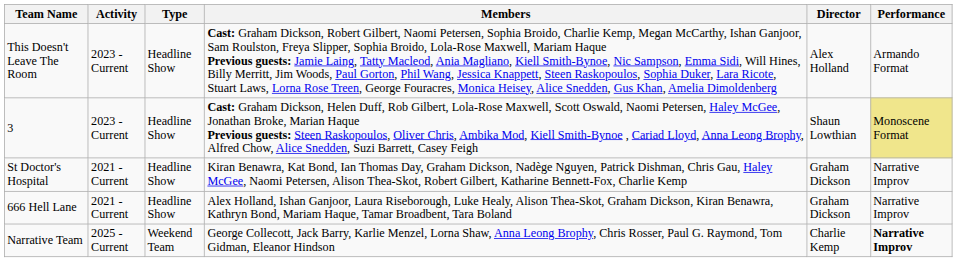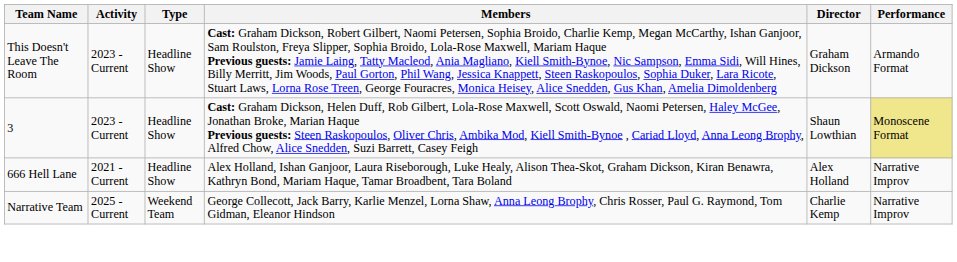(829, 60) Alex Holland -> (830, 60) Graham Dickson
- row: (34, 174)
(830, 207) Graham Dickson -> (829, 174) Alex Holland
(899, 240) bold -> (896, 207) normal
